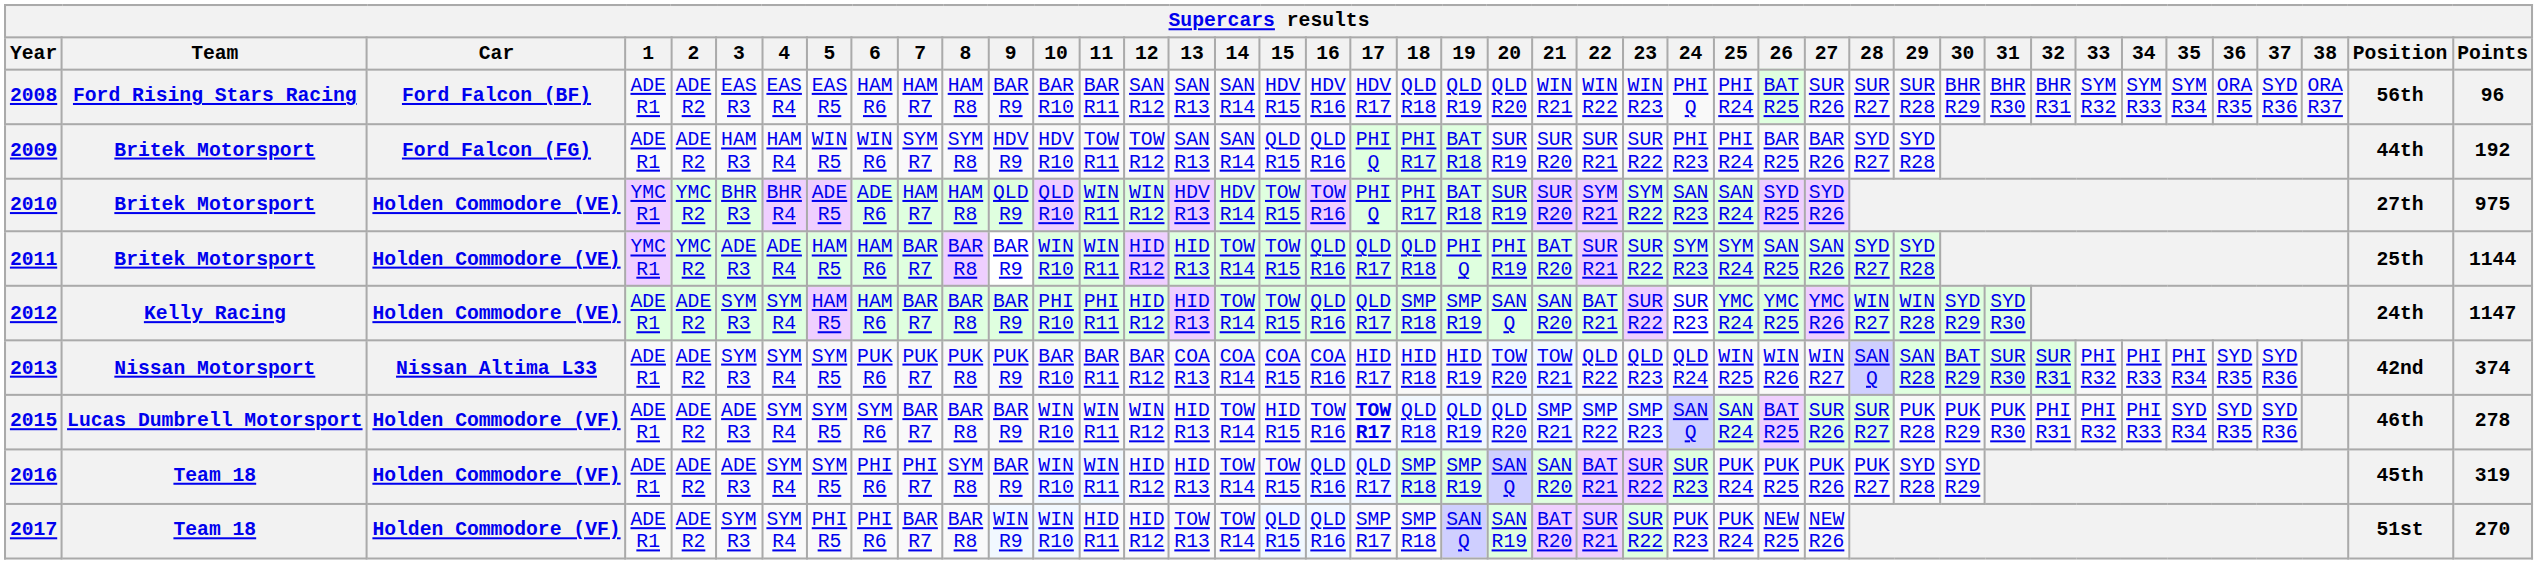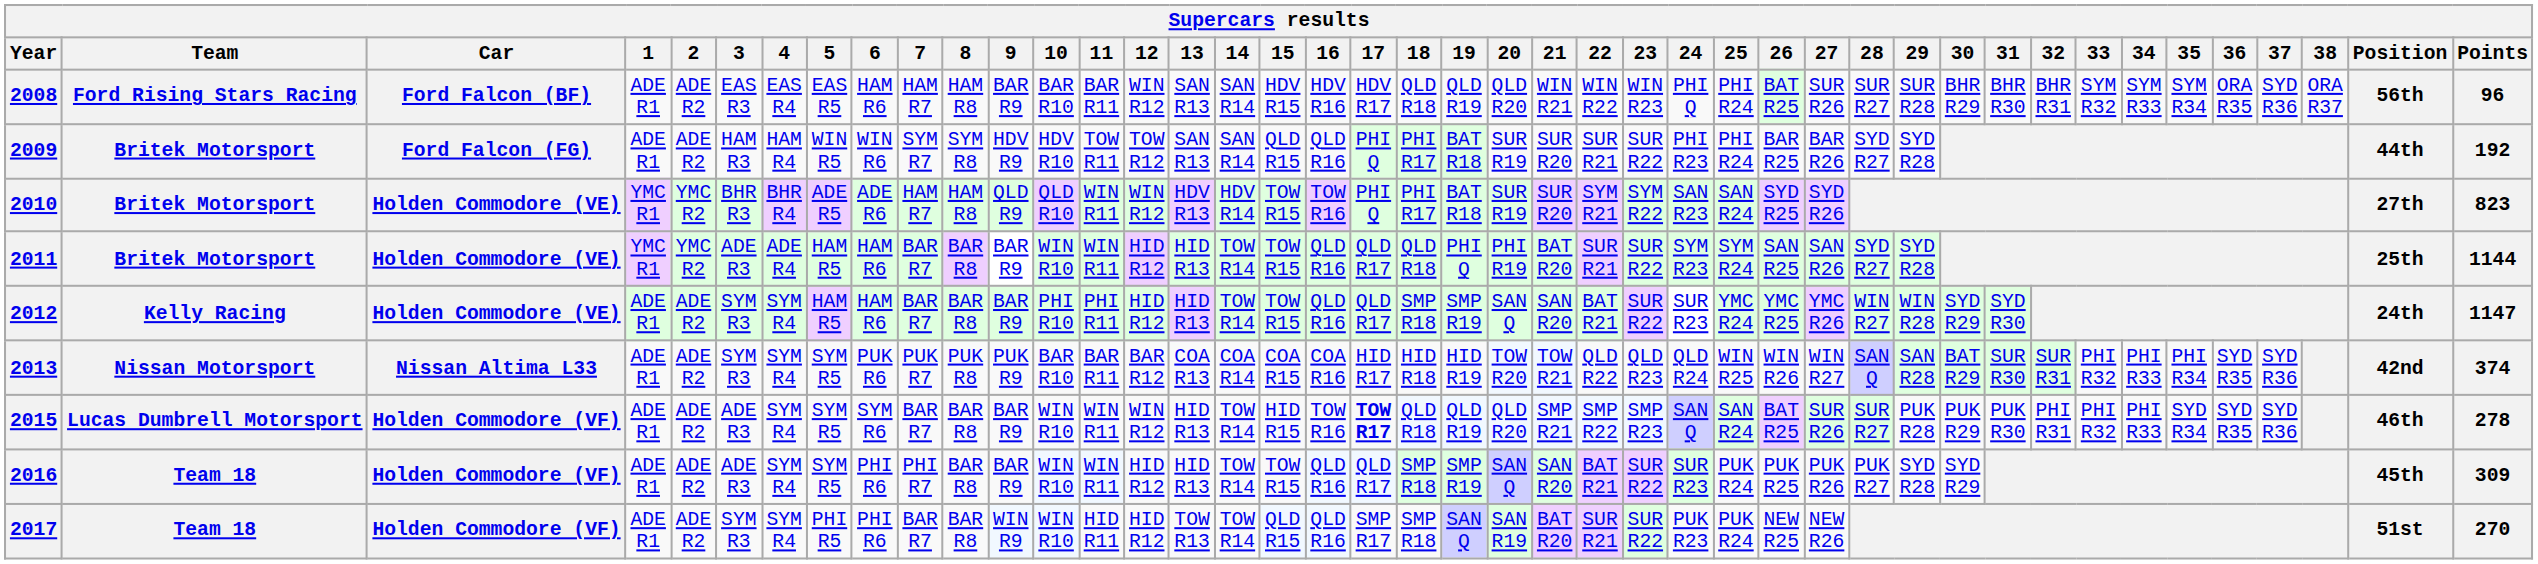(1147, 96) SAN R12 -> (1147, 96) WIN R12
(2493, 205) 975 -> (2493, 205) 823
(965, 476) SYM R8 -> (965, 476) BAR R8
(2493, 476) 319 -> (2493, 476) 309
